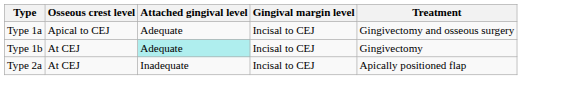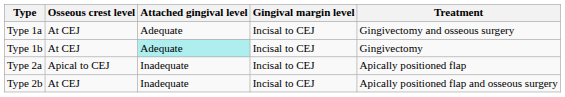(79, 30) Apical to CEJ -> (64, 30) At CEJ
(64, 65) At CEJ -> (79, 65) Apical to CEJ
+ row: (25, 83)
